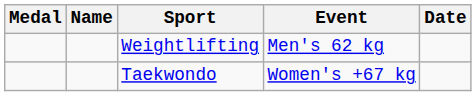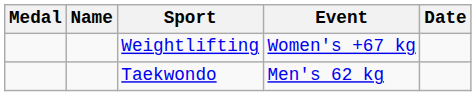(326, 48) Men's 62 kg -> (342, 48) Women's +67 kg
(342, 76) Women's +67 kg -> (326, 76) Men's 62 kg
